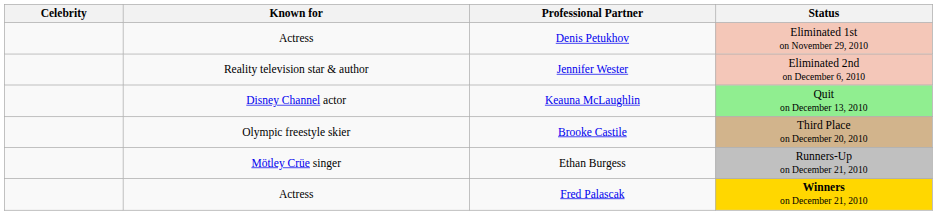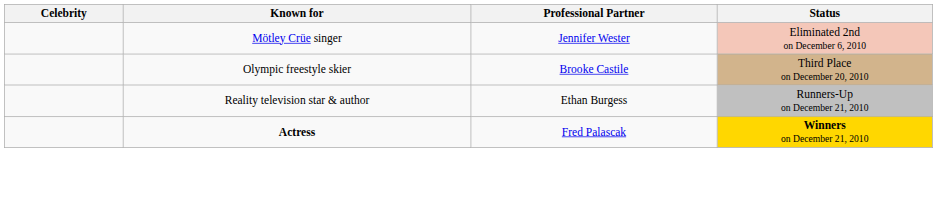- row: (592, 38)
(296, 69) Reality television star & author -> (297, 38) Mötley Crüe singer
- row: (592, 100)
(296, 163) Mötley Crüe singer -> (297, 100) Reality television star & author
(296, 194) normal -> (297, 132) bold
